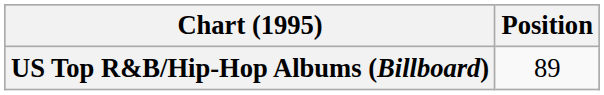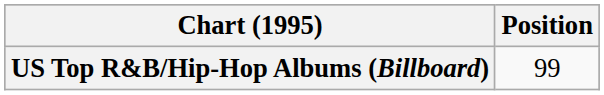(547, 67) 89 -> (547, 67) 99
